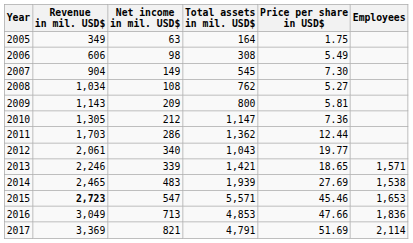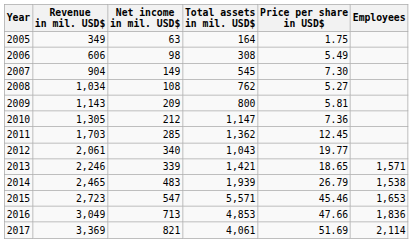(172, 135) 286 -> (172, 135) 285
(333, 135) 12.44 -> (333, 135) 12.45
(333, 182) 27.69 -> (333, 182) 26.79
(91, 198) bold -> (91, 198) normal
(241, 230) 4,791 -> (241, 230) 4,061
